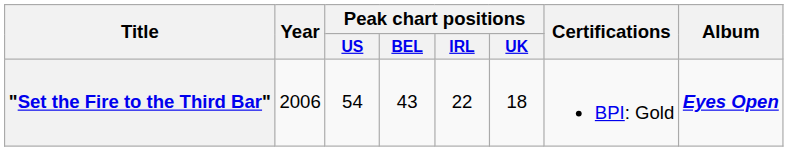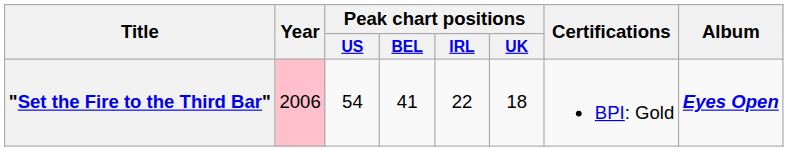(300, 102) no background -> (300, 102) pink background
(407, 102) 43 -> (407, 102) 41
